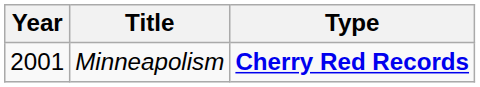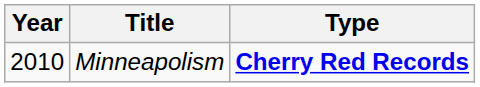(37, 61) 2001 -> (37, 61) 2010
